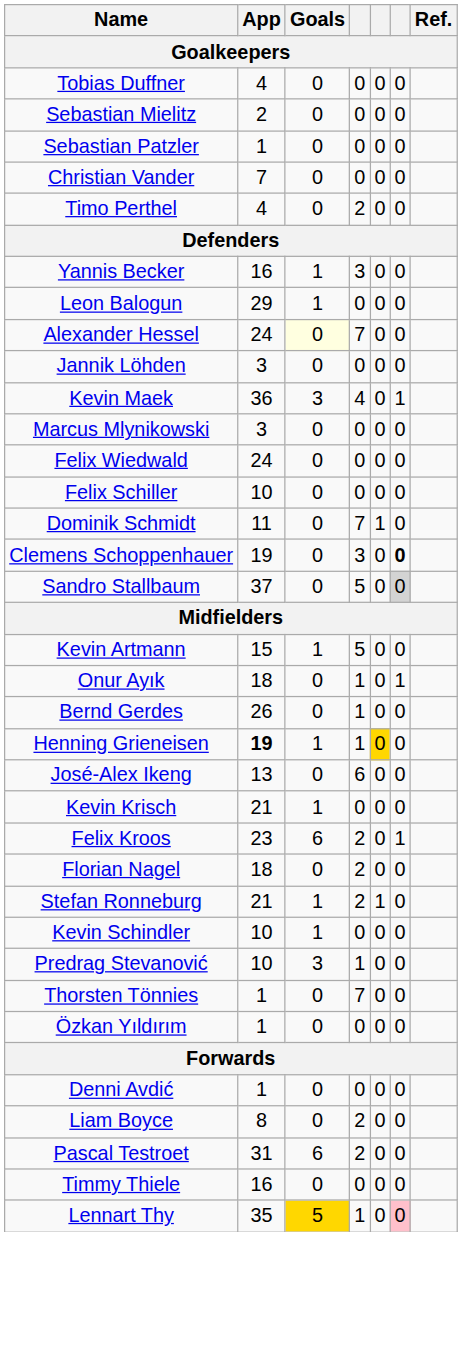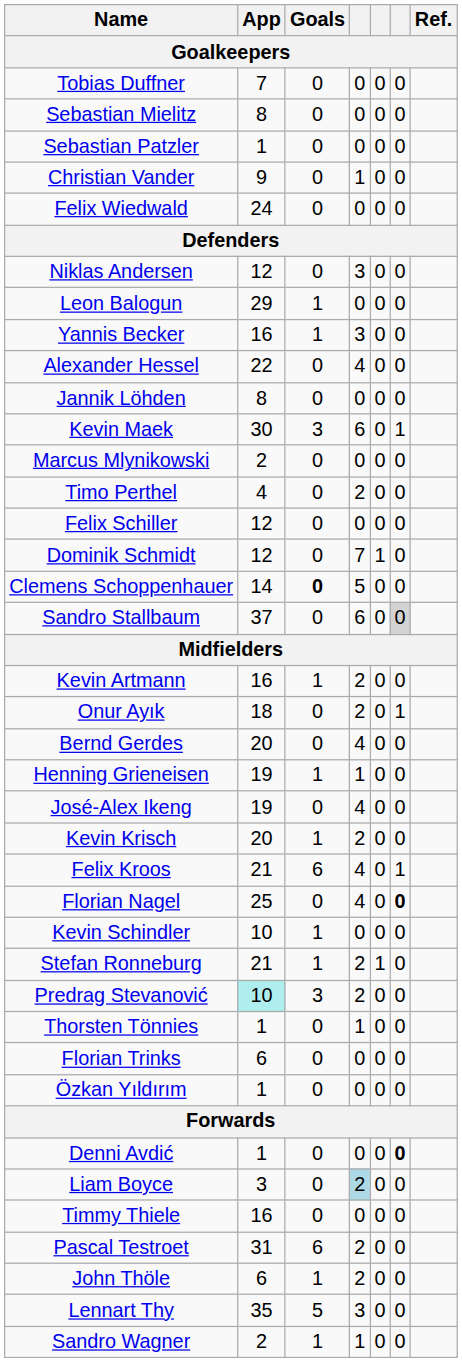(262, 83) 4 -> (262, 83) 7
(262, 114) 2 -> (262, 114) 8
(262, 177) 7 -> (262, 177) 9
(360, 177) 0 -> (360, 177) 1
rows swapped: (121, 460) <-> (121, 209)
+ row: (121, 271)
rows swapped: (121, 303) <-> (121, 271)
(262, 334) 24 -> (262, 366) 22
(318, 334) lightyellow background -> (318, 366) no background
(360, 334) 7 -> (360, 366) 4
(262, 366) 3 -> (262, 397) 8
(262, 397) 36 -> (262, 429) 30
(360, 397) 4 -> (360, 429) 6
(262, 429) 3 -> (262, 460) 2
(262, 492) 10 -> (262, 523) 12
(262, 523) 11 -> (262, 555) 12
(262, 555) 19 -> (262, 586) 14
(318, 555) normal -> (318, 586) bold
(360, 555) 3 -> (360, 586) 5
(400, 555) bold -> (400, 586) normal
(360, 586) 5 -> (360, 618) 6
(262, 649) 15 -> (262, 680) 16
(360, 649) 5 -> (360, 680) 2
(360, 680) 1 -> (360, 712) 2
(262, 712) 26 -> (262, 743) 20
(360, 712) 1 -> (360, 743) 4
(262, 743) bold -> (262, 775) normal
(380, 743) gold background -> (380, 775) no background
(262, 775) 13 -> (262, 806) 19
(360, 775) 6 -> (360, 806) 4
(262, 806) 21 -> (262, 838) 20
(360, 806) 0 -> (360, 838) 2
(262, 838) 23 -> (262, 869) 21
(360, 838) 2 -> (360, 869) 4
(262, 869) 18 -> (262, 901) 25
(360, 869) 2 -> (360, 901) 4
(400, 869) normal -> (400, 901) bold
rows swapped: (121, 901) <-> (121, 932)
(262, 964) no background -> (262, 995) paleturquoise background
(360, 964) 1 -> (360, 995) 2
(360, 995) 7 -> (360, 1027) 1
+ row: (121, 1058)
(400, 1090) normal -> (400, 1152) bold
(262, 1121) 8 -> (262, 1184) 3
(360, 1121) no background -> (360, 1184) lightblue background
rows swapped: (121, 1152) <-> (121, 1184)
+ row: (121, 1278)
(318, 1215) gold background -> (318, 1310) no background
(360, 1215) 1 -> (360, 1310) 3
(400, 1215) pink background -> (400, 1310) no background
+ row: (121, 1341)
